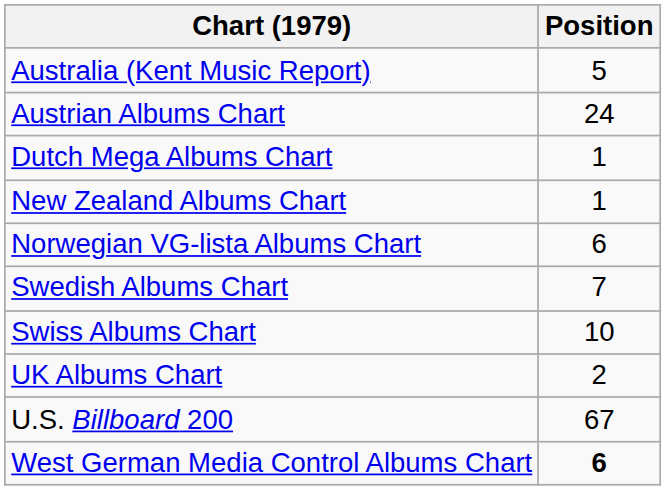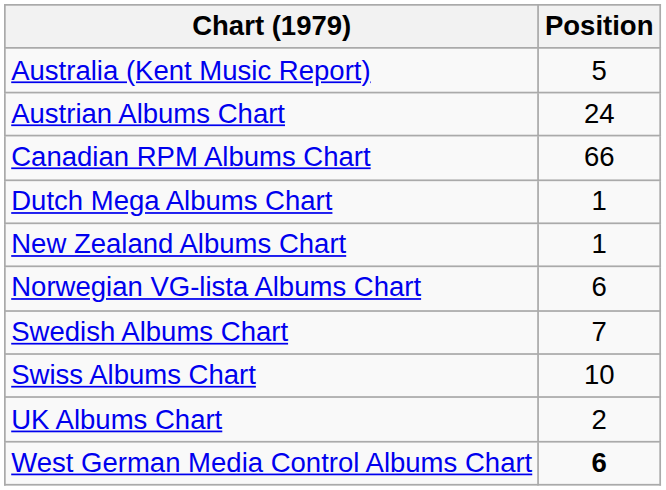+ row: (191, 157)
- row: (122, 419)
